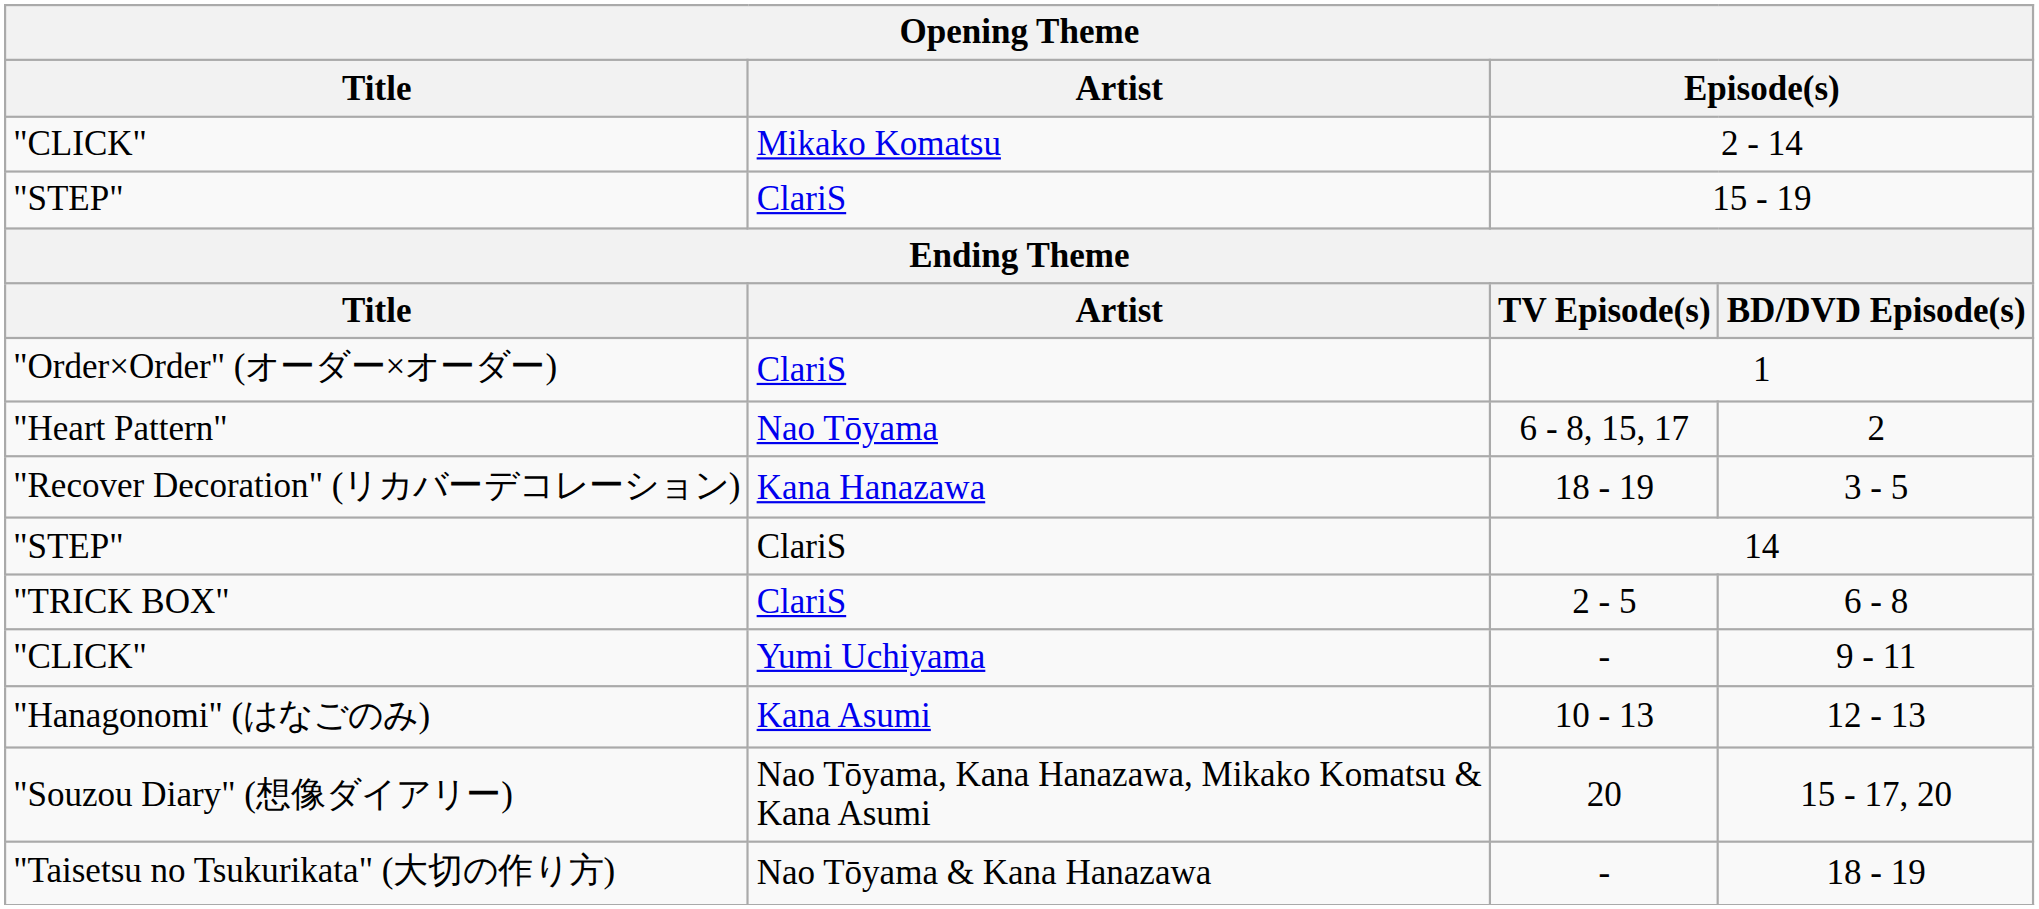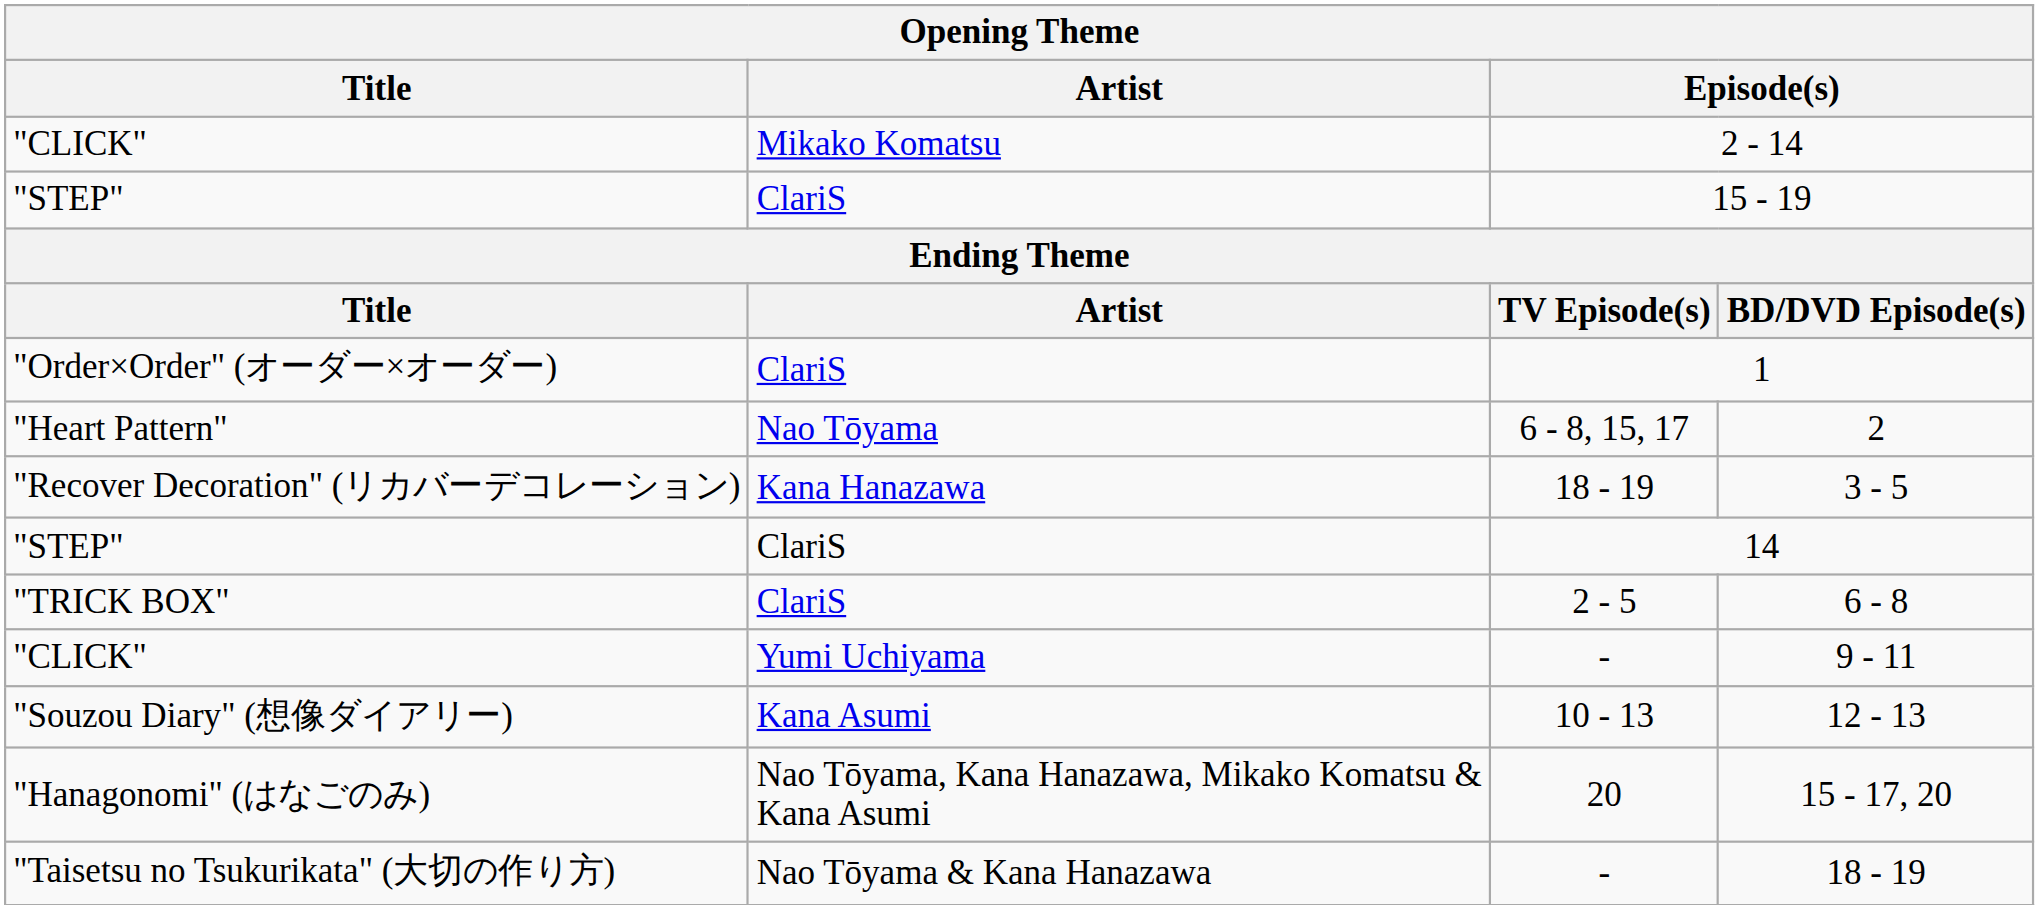(222, 714) "Hanagonomi" (はなごのみ) -> (263, 714) "Souzou Diary" (想像ダイアリー)
(263, 793) "Souzou Diary" (想像ダイアリー) -> (222, 793) "Hanagonomi" (はなごのみ)
